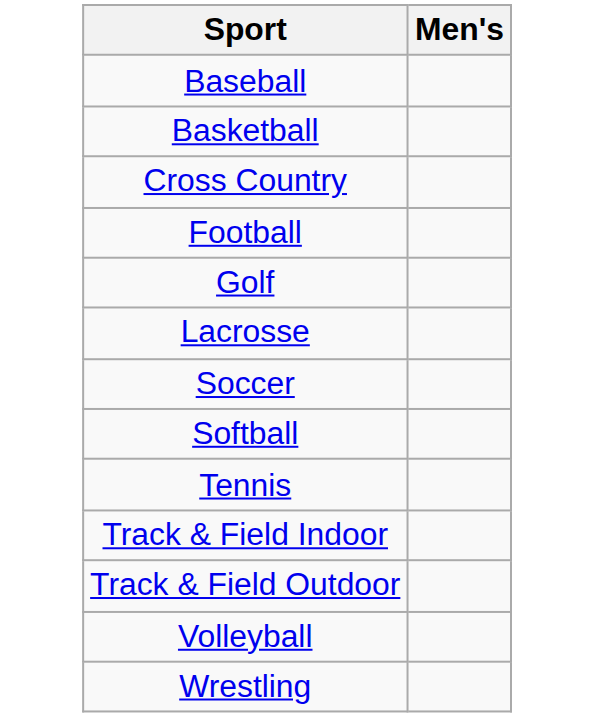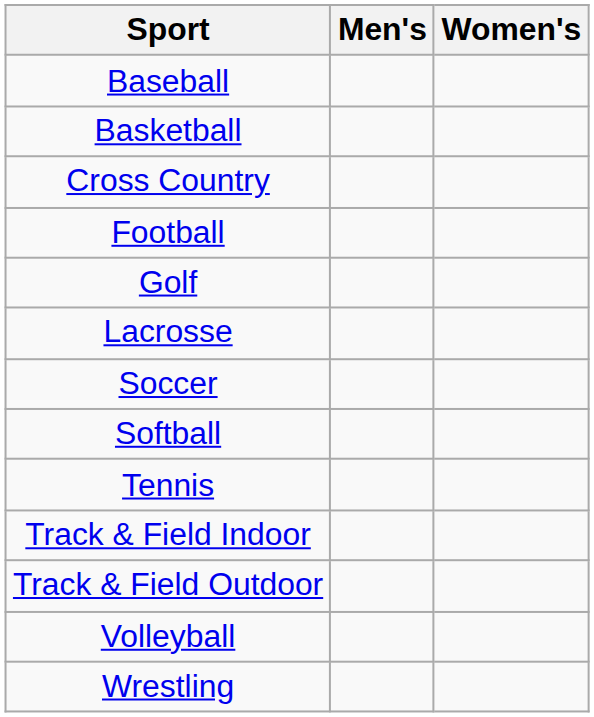+ column: (511, 29)
